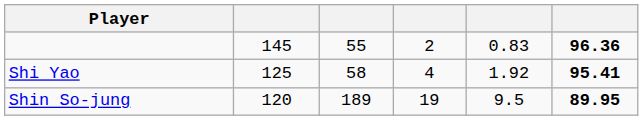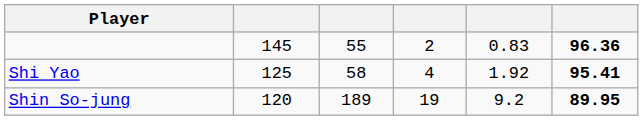(509, 101) 9.5 -> (509, 101) 9.2
